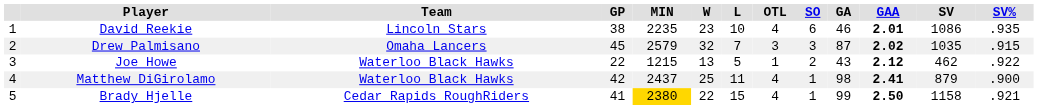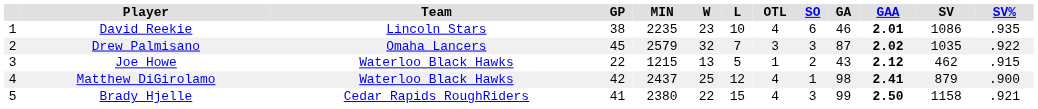(1004, 46) .915 -> (1004, 46) .922
(1004, 63) .922 -> (1004, 63) .915
(737, 80) 11 -> (737, 80) 12
(662, 97) gold background -> (662, 97) no background
(813, 97) 1 -> (813, 97) 3
